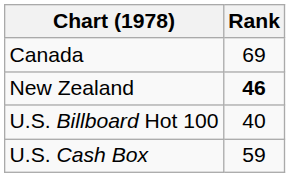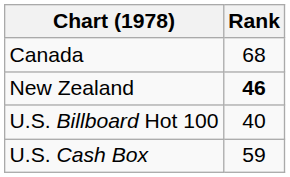(254, 54) 69 -> (254, 54) 68
